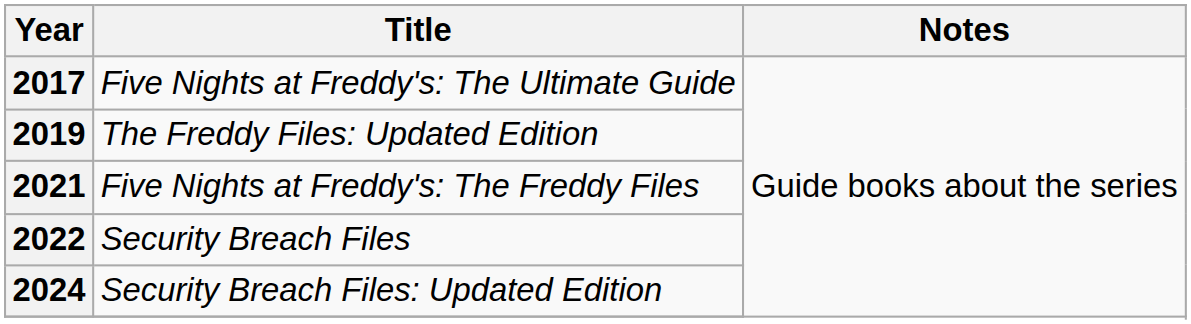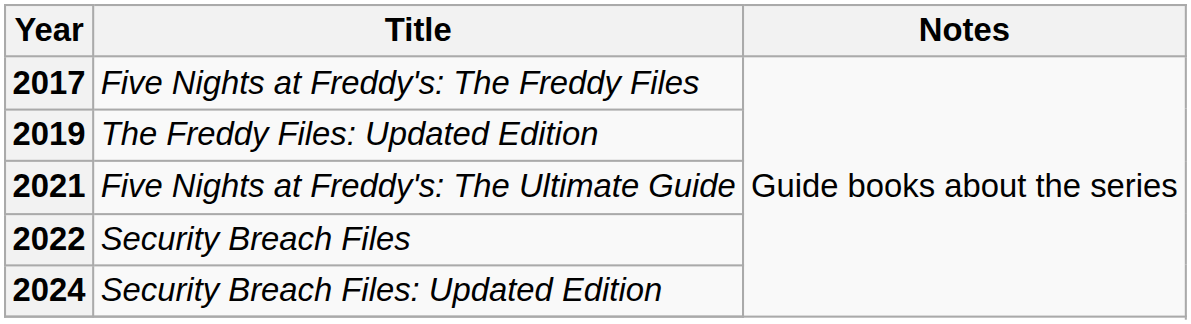(418, 82) Five Nights at Freddy's: The Ultimate Guide -> (400, 82) Five Nights at Freddy's: The Freddy Files
(400, 186) Five Nights at Freddy's: The Freddy Files -> (418, 186) Five Nights at Freddy's: The Ultimate Guide
